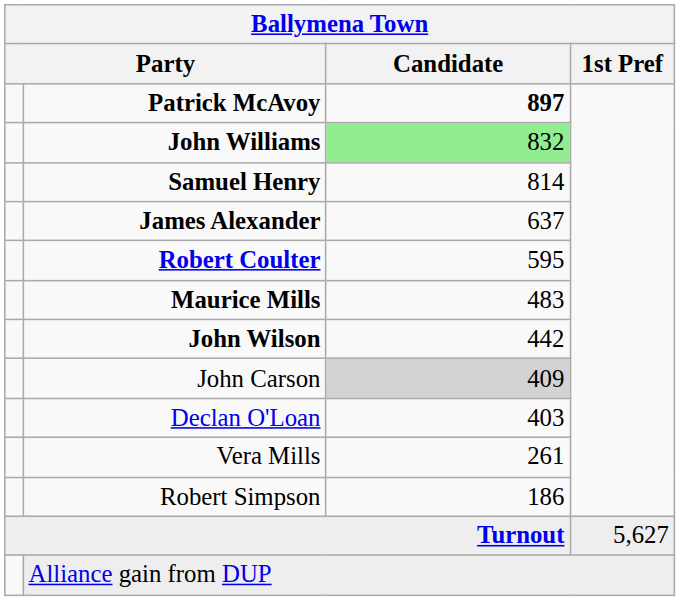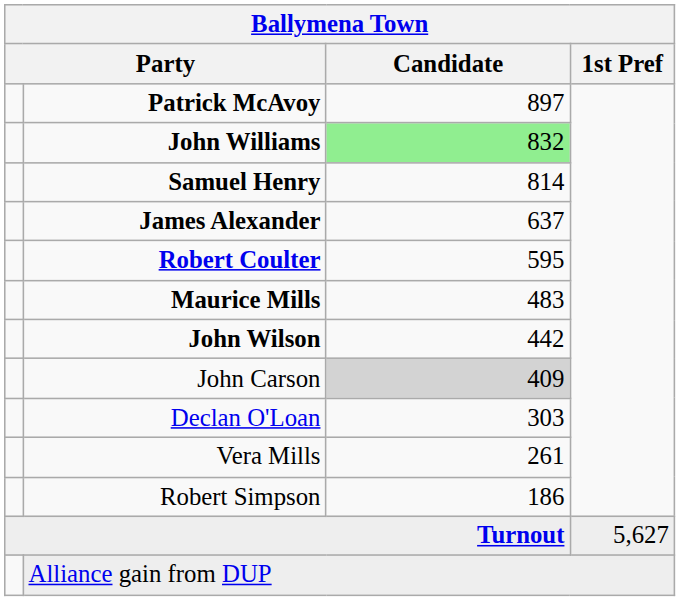(546, 102) bold -> (546, 102) normal
(546, 417) 403 -> (546, 417) 303
